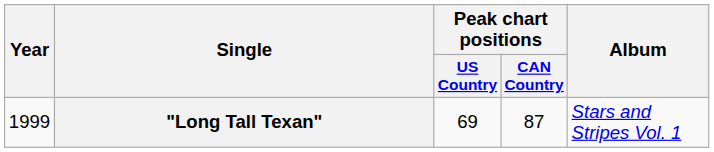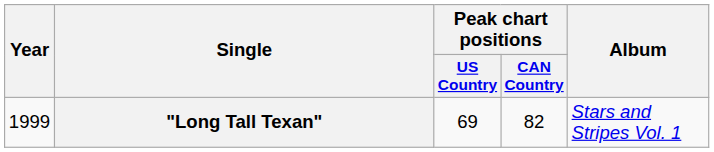(534, 122) 87 -> (534, 122) 82
